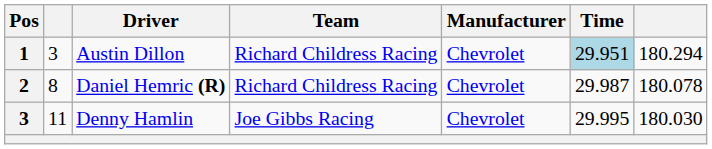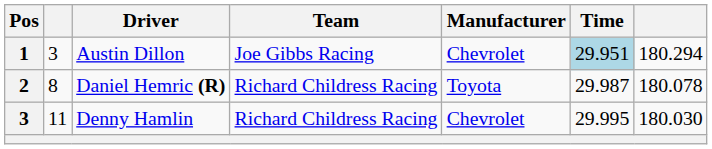(336, 53) Richard Childress Racing -> (304, 53) Joe Gibbs Racing
(486, 86) Chevrolet -> (474, 86) Toyota
(304, 118) Joe Gibbs Racing -> (336, 118) Richard Childress Racing
